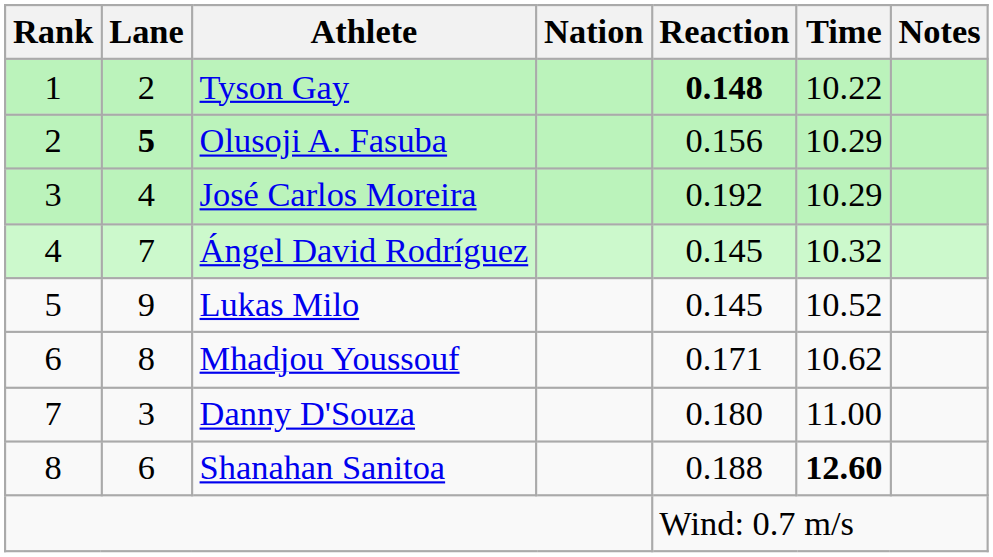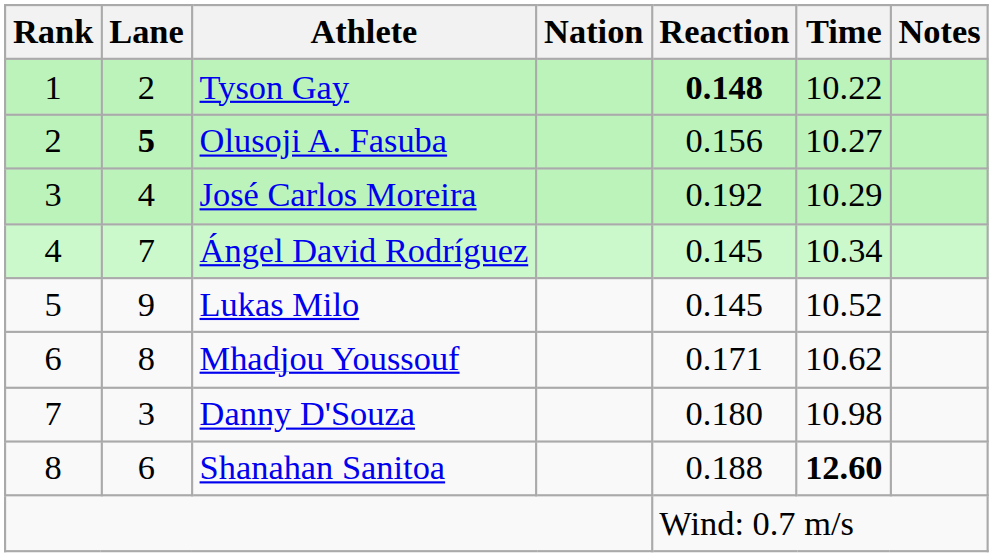(844, 140) 10.29 -> (844, 140) 10.27
(844, 250) 10.32 -> (844, 250) 10.34
(844, 413) 11.00 -> (844, 413) 10.98
